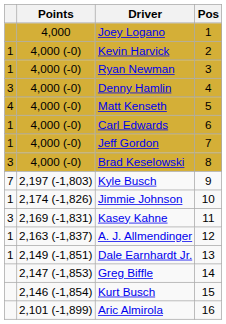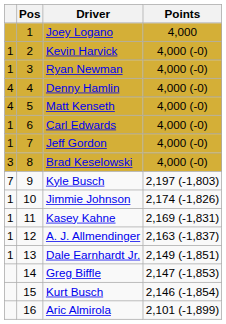columns swapped: (208, 14) <-> (56, 14)
(10, 88) 3 -> (10, 88) 4
(10, 218) 3 -> (10, 218) 1
